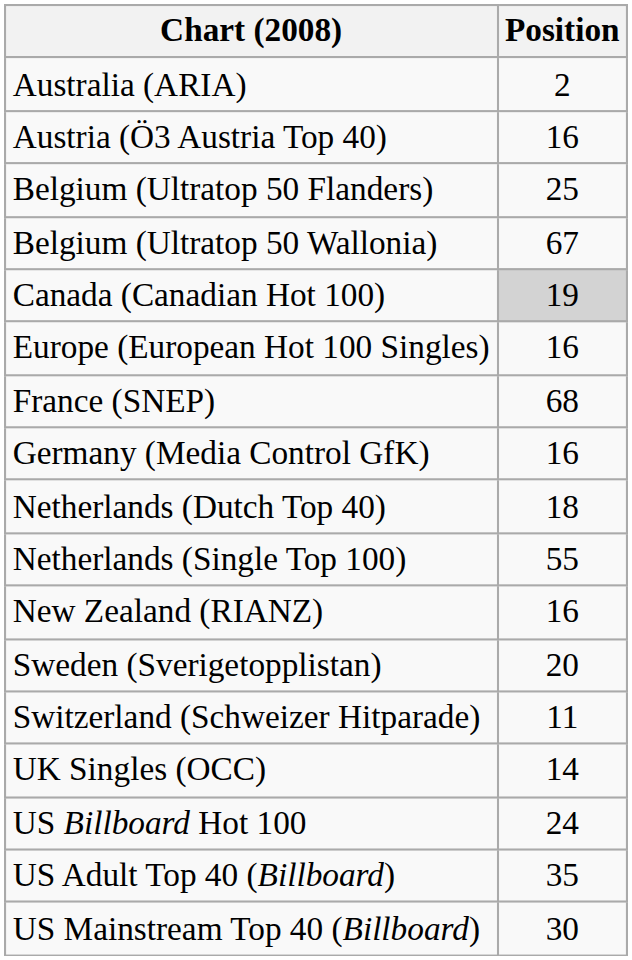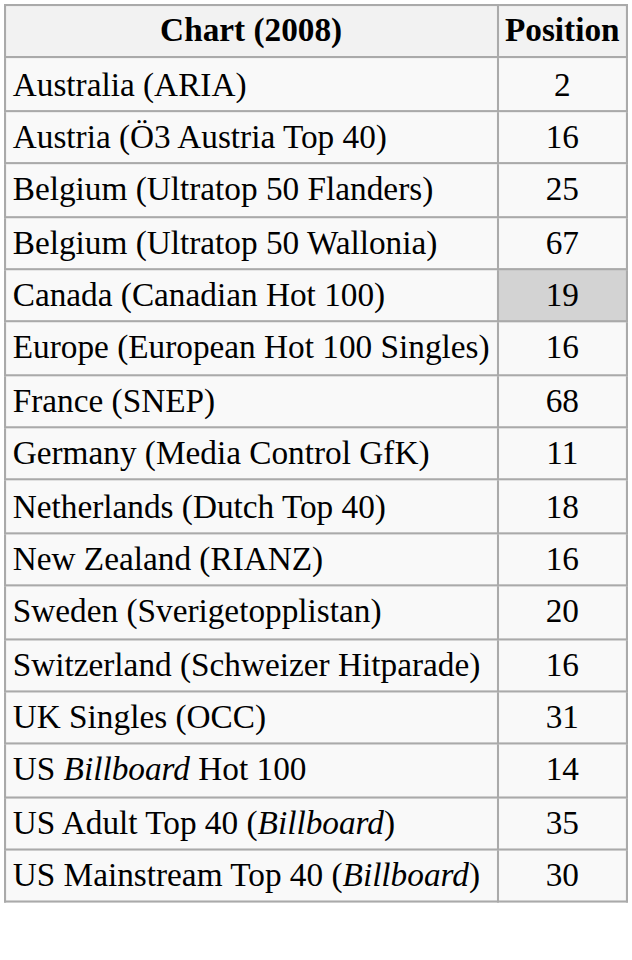(562, 453) 16 -> (562, 453) 11
- row: (209, 558)
(562, 717) 11 -> (562, 664) 16
(562, 769) 14 -> (562, 717) 31
(562, 822) 24 -> (562, 769) 14
